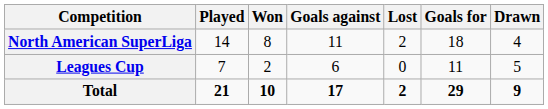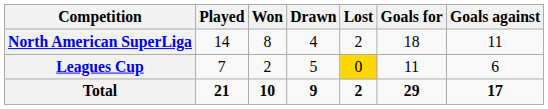columns swapped: (517, 16) <-> (335, 16)
(402, 66) no background -> (358, 66) gold background
